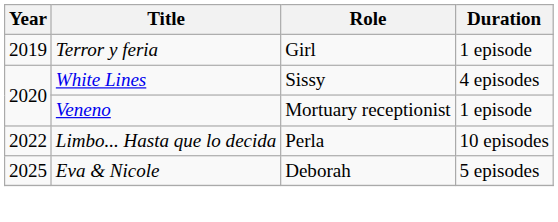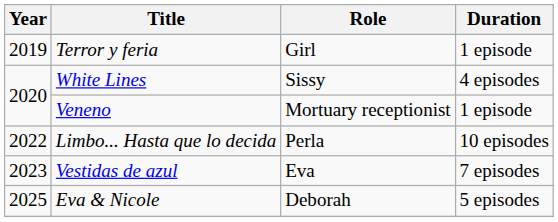+ row: (117, 170)
